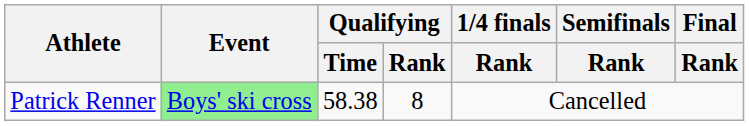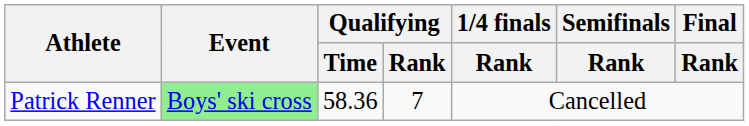(350, 100) 58.38 -> (350, 100) 58.36
(417, 100) 8 -> (417, 100) 7
